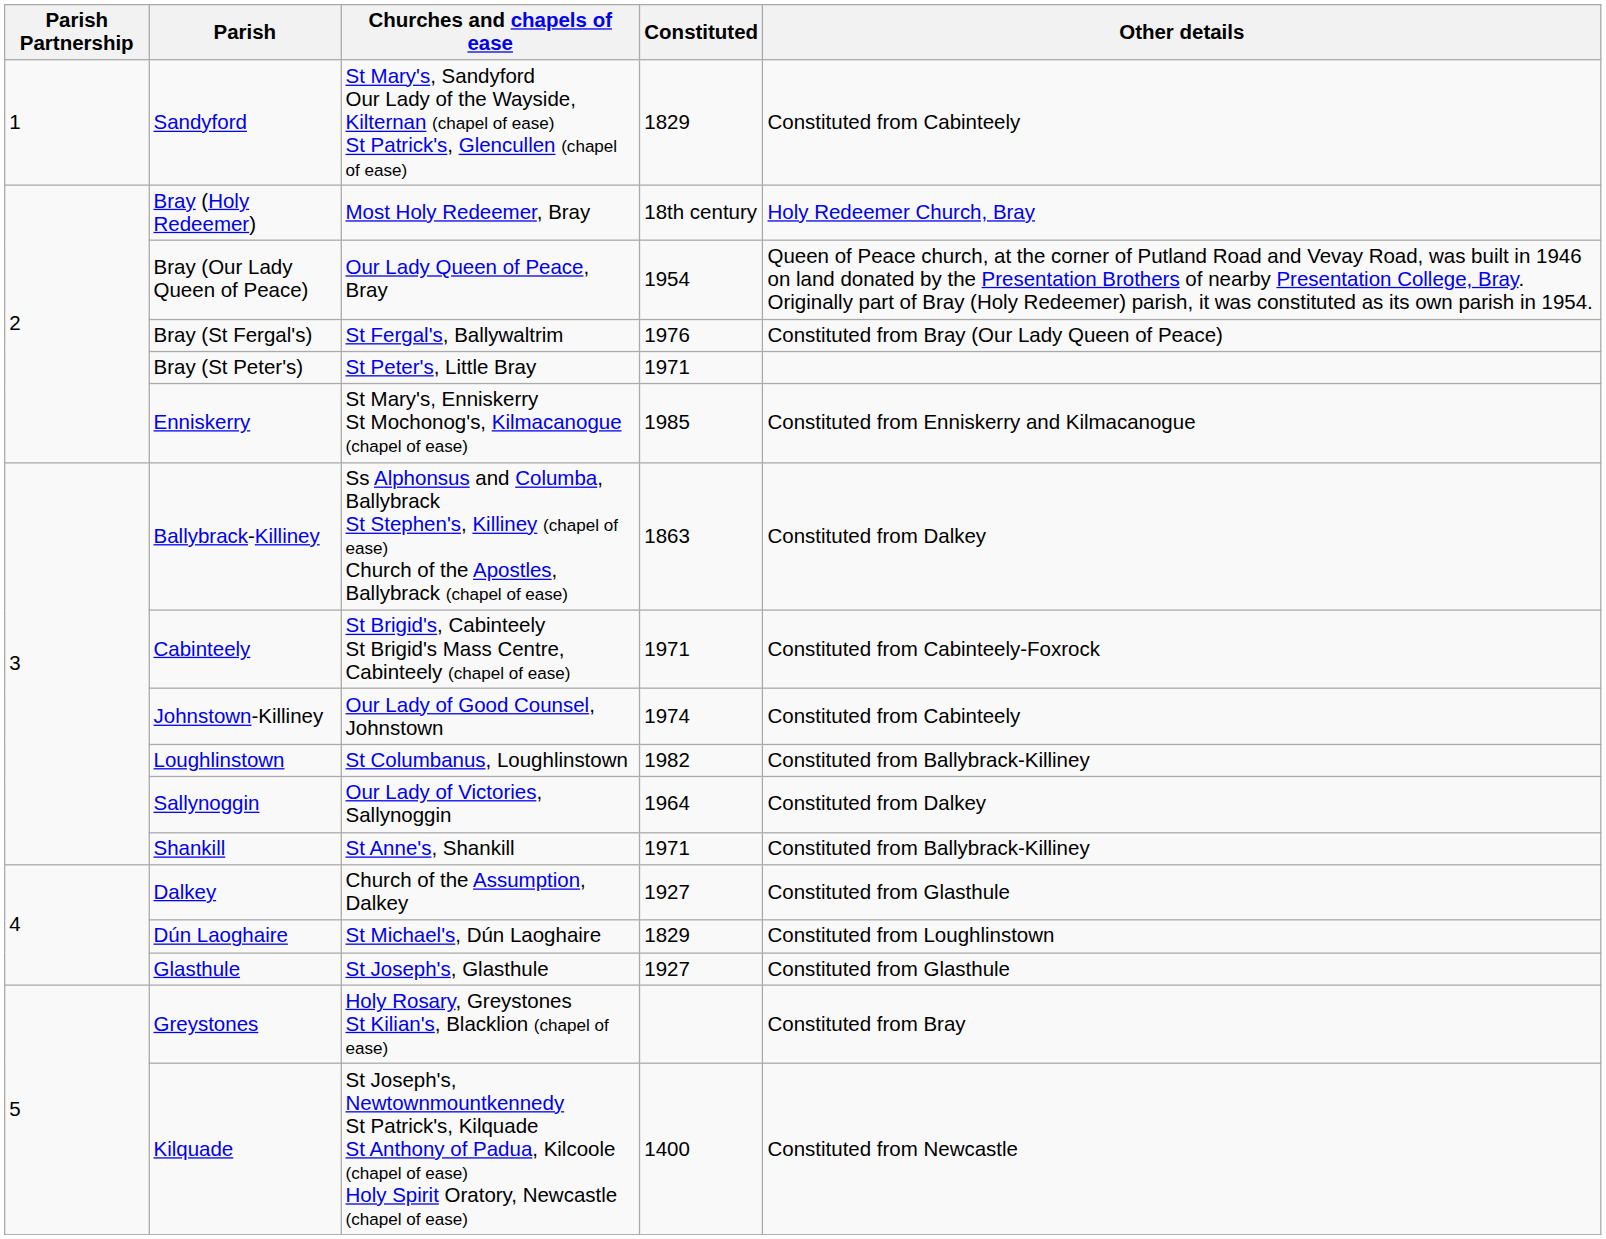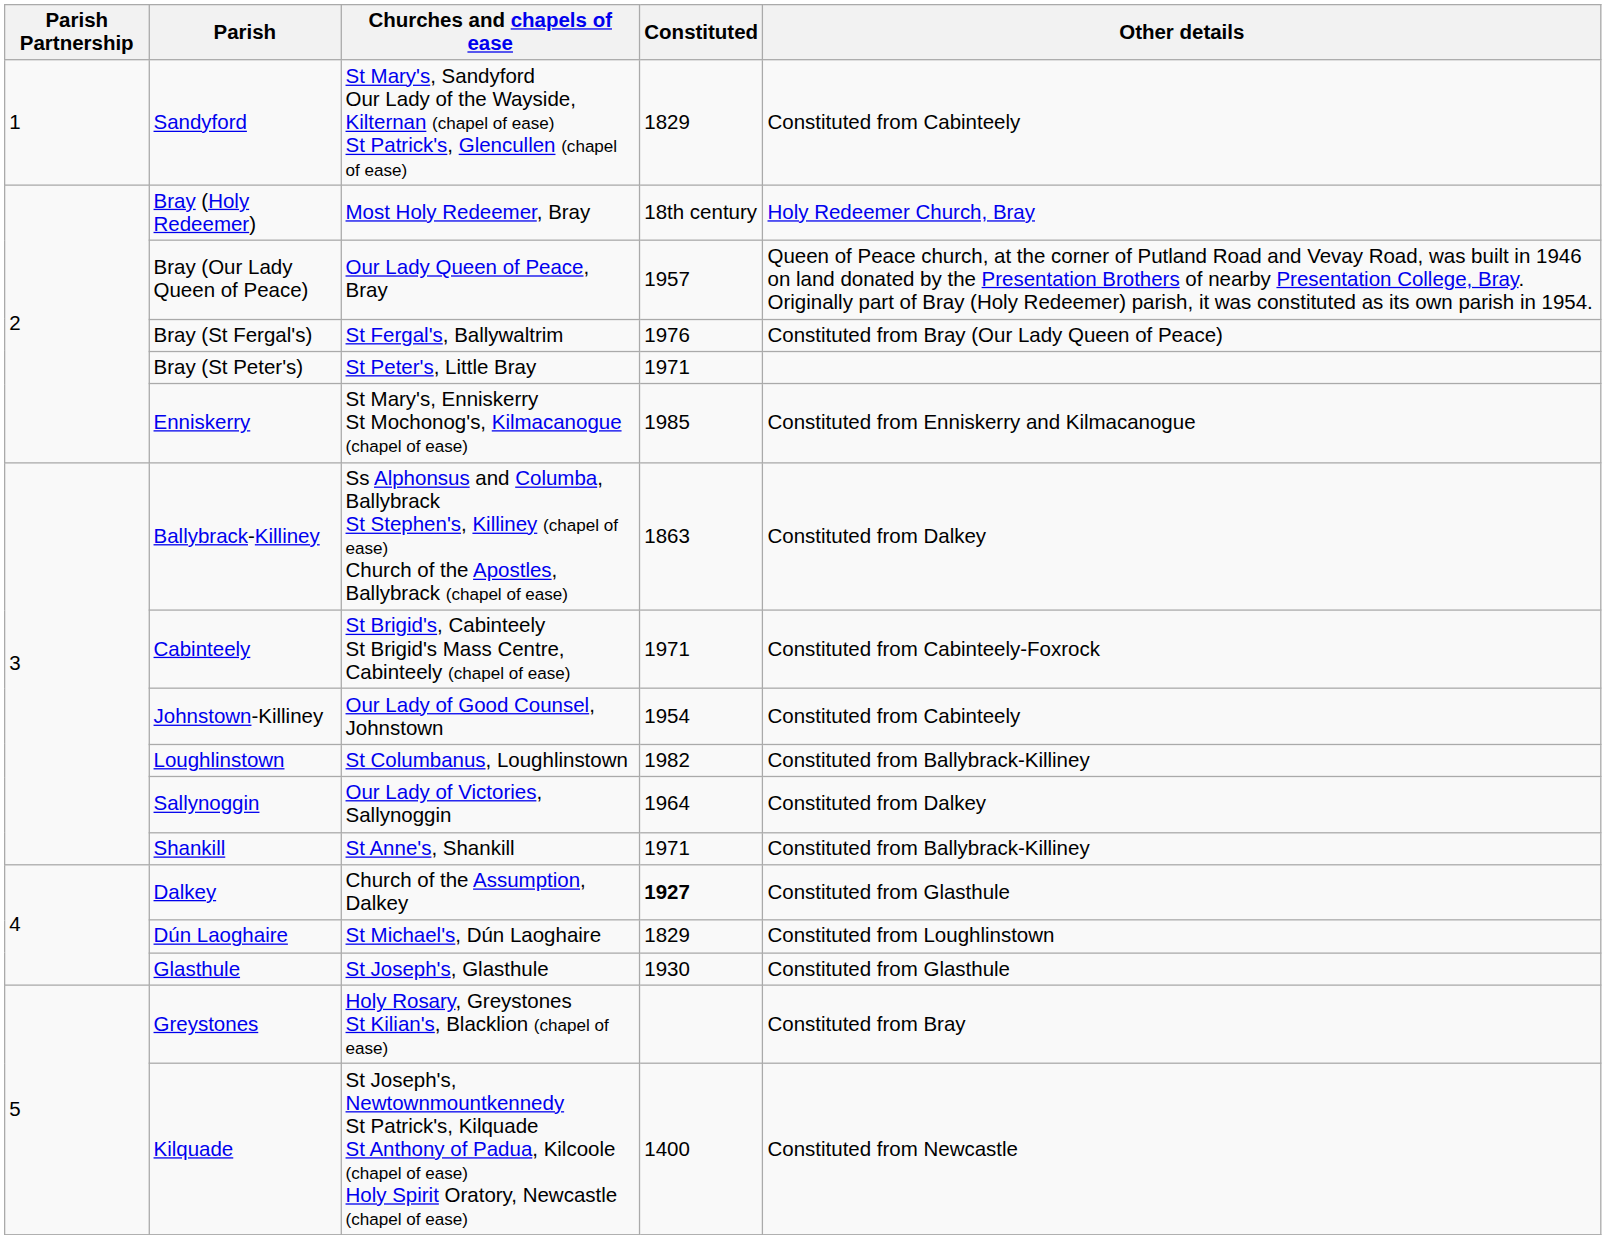(667, 279) 1954 -> (667, 279) 1957
(667, 716) 1974 -> (667, 716) 1954
(667, 892) normal -> (667, 892) bold
(667, 968) 1927 -> (667, 968) 1930
